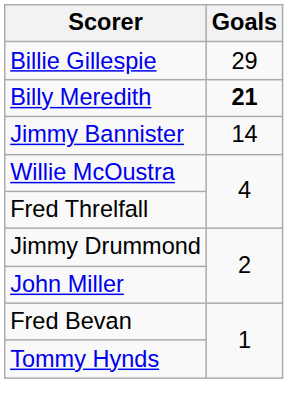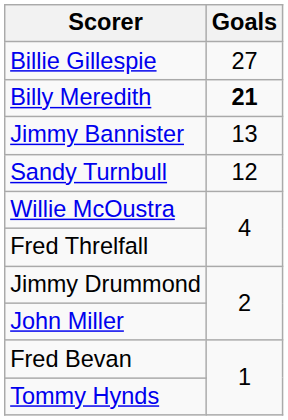(244, 60) 29 -> (244, 60) 27
(244, 135) 14 -> (244, 135) 13
+ row: (89, 172)
